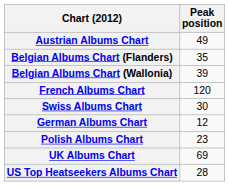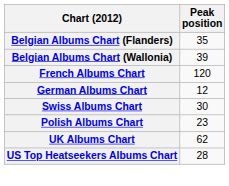- row: (92, 40)
rows swapped: (92, 123) <-> (92, 106)
(202, 156) 69 -> (202, 139) 62
